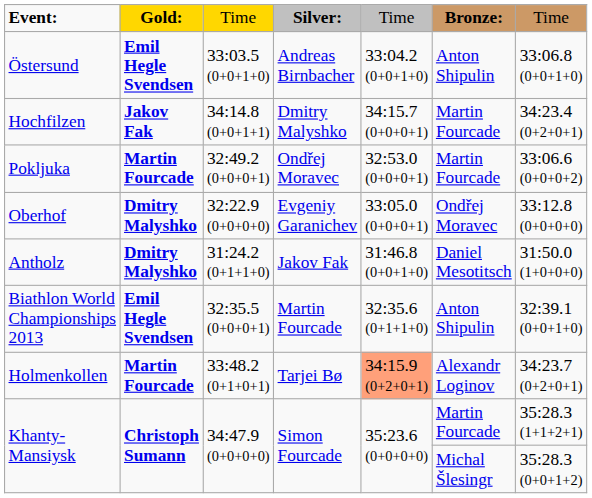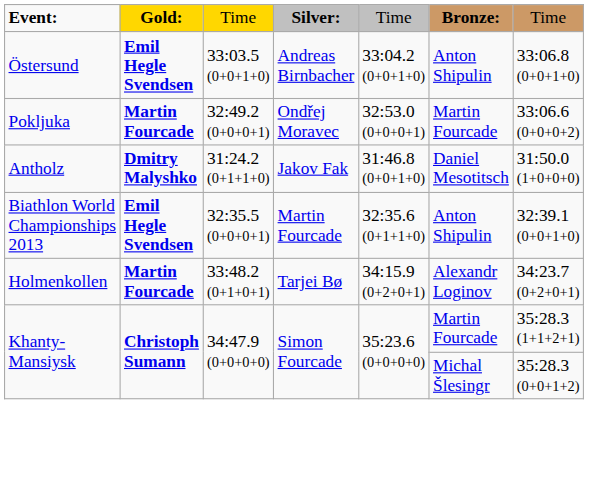- row: (47, 121)
- row: (37, 215)
(397, 375) lightsalmon background -> (394, 281) no background
